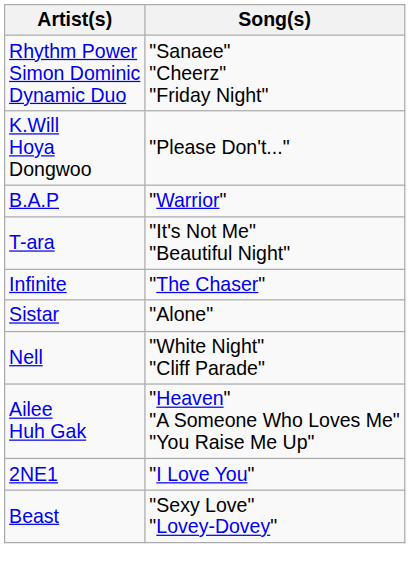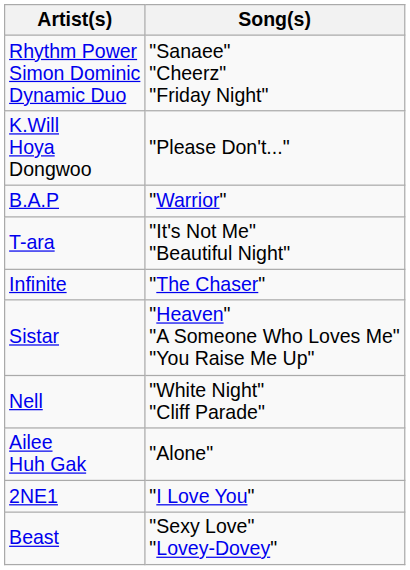(181, 315) "Alone" -> (275, 337) "Heaven" "A Someone Who Loves Me" "You Raise Me Up"
(275, 421) "Heaven" "A Someone Who Loves Me" "You Raise Me Up" -> (181, 454) "Alone"
